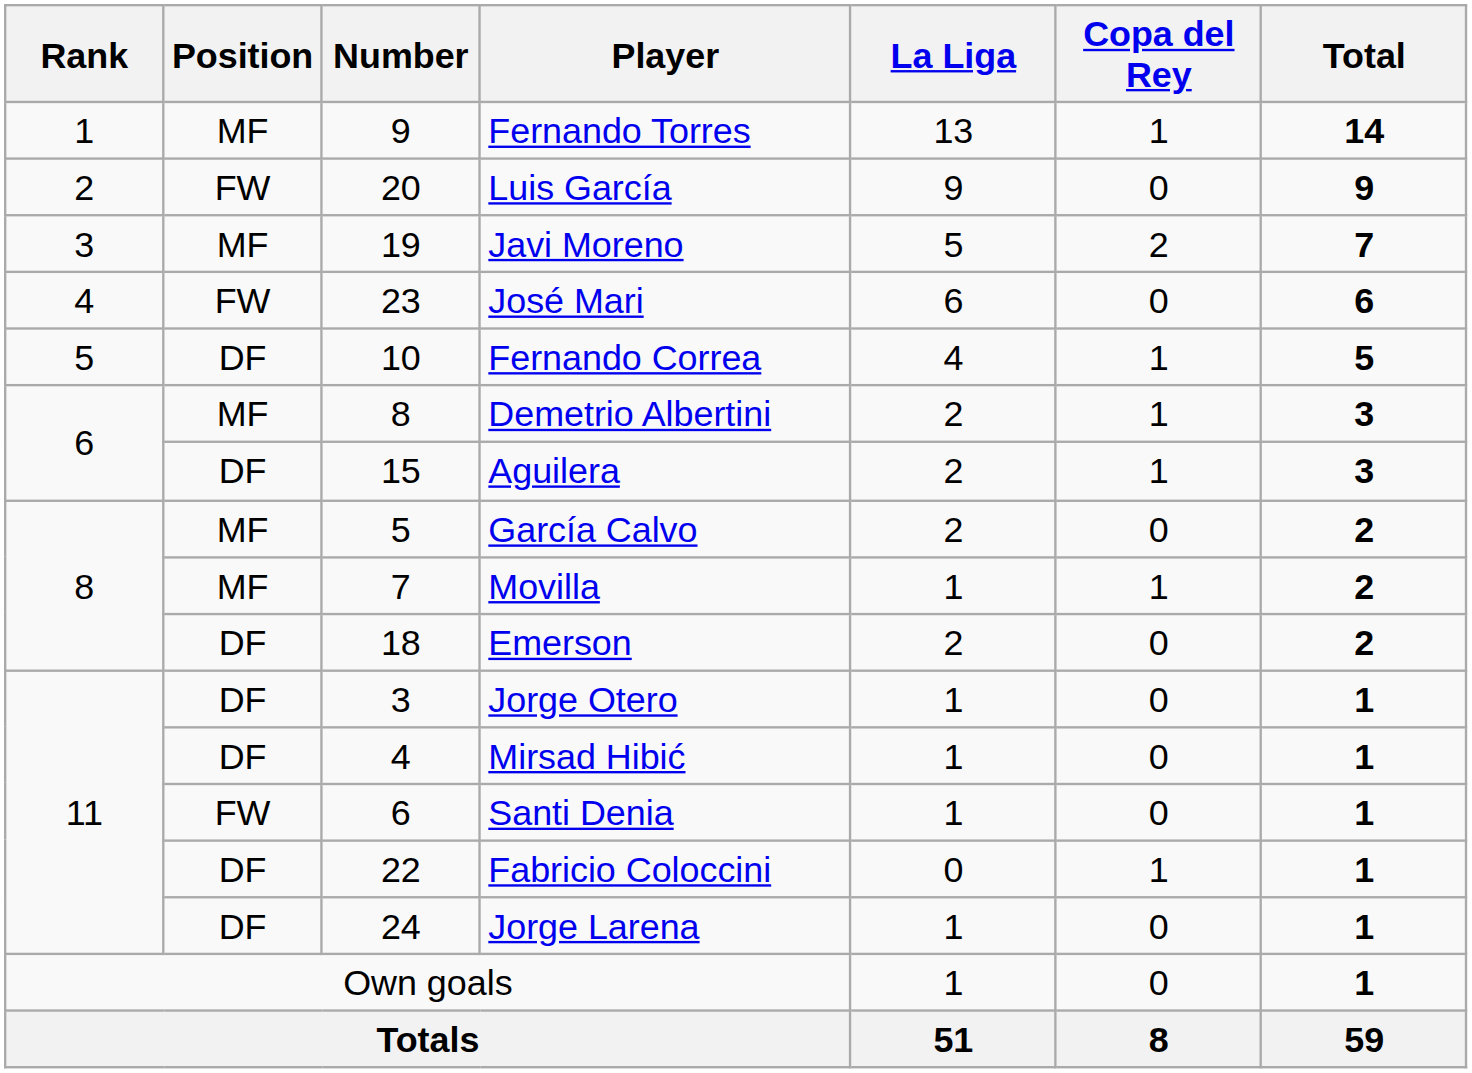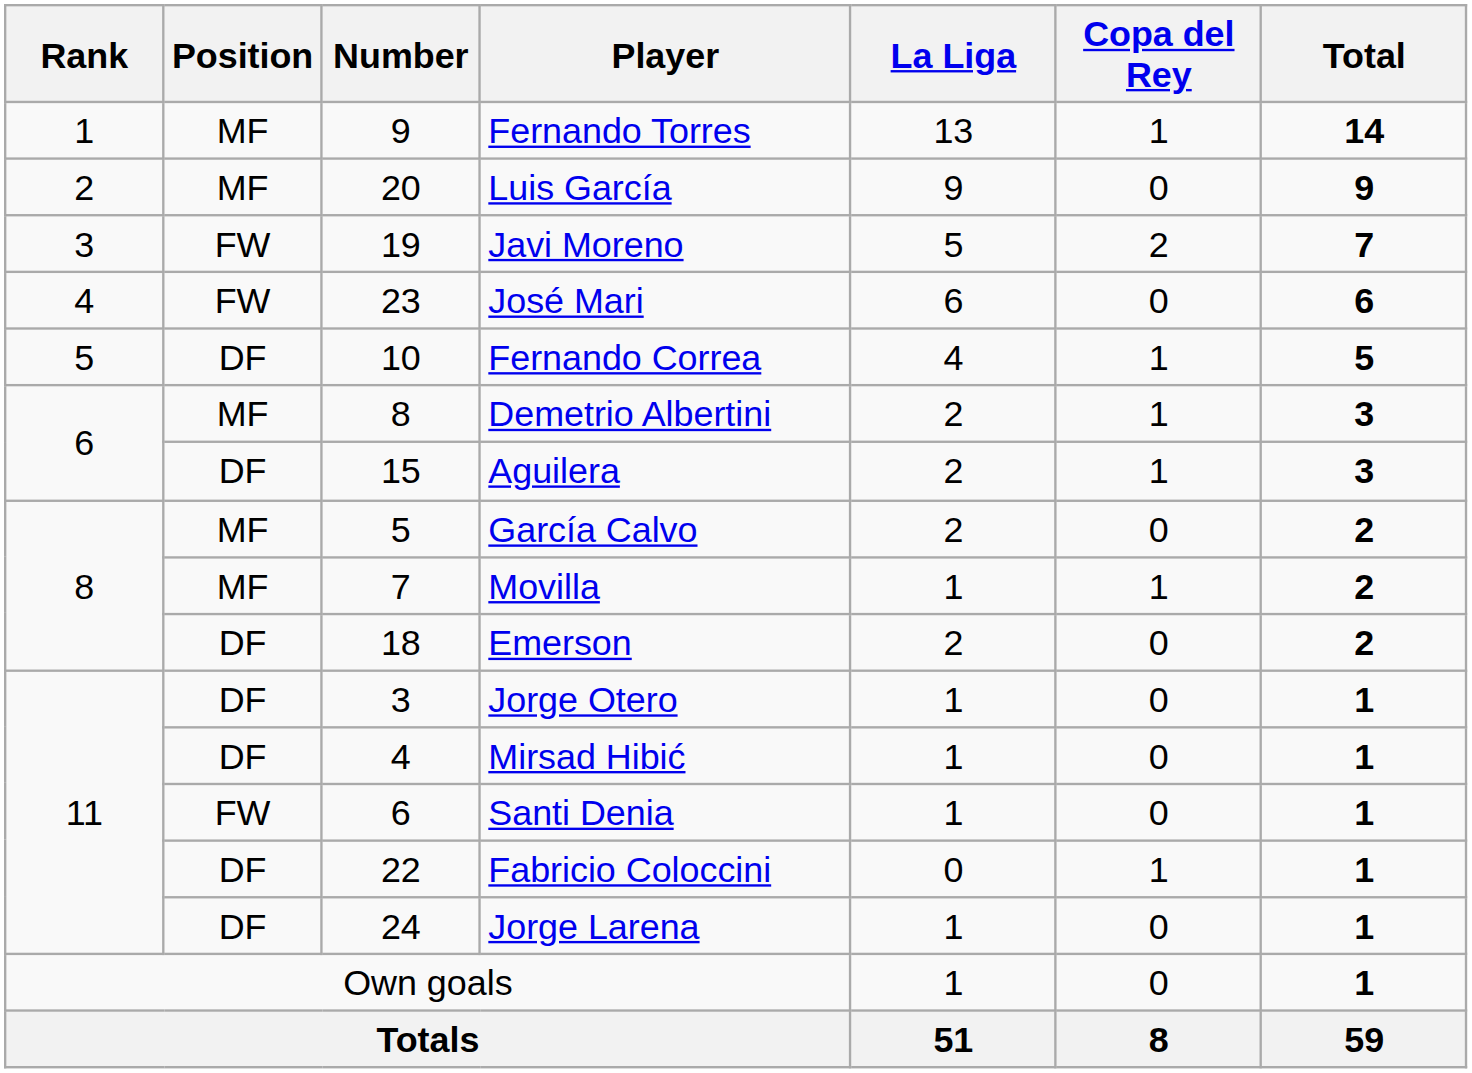(243, 187) FW -> (243, 187) MF
(243, 244) MF -> (243, 244) FW
